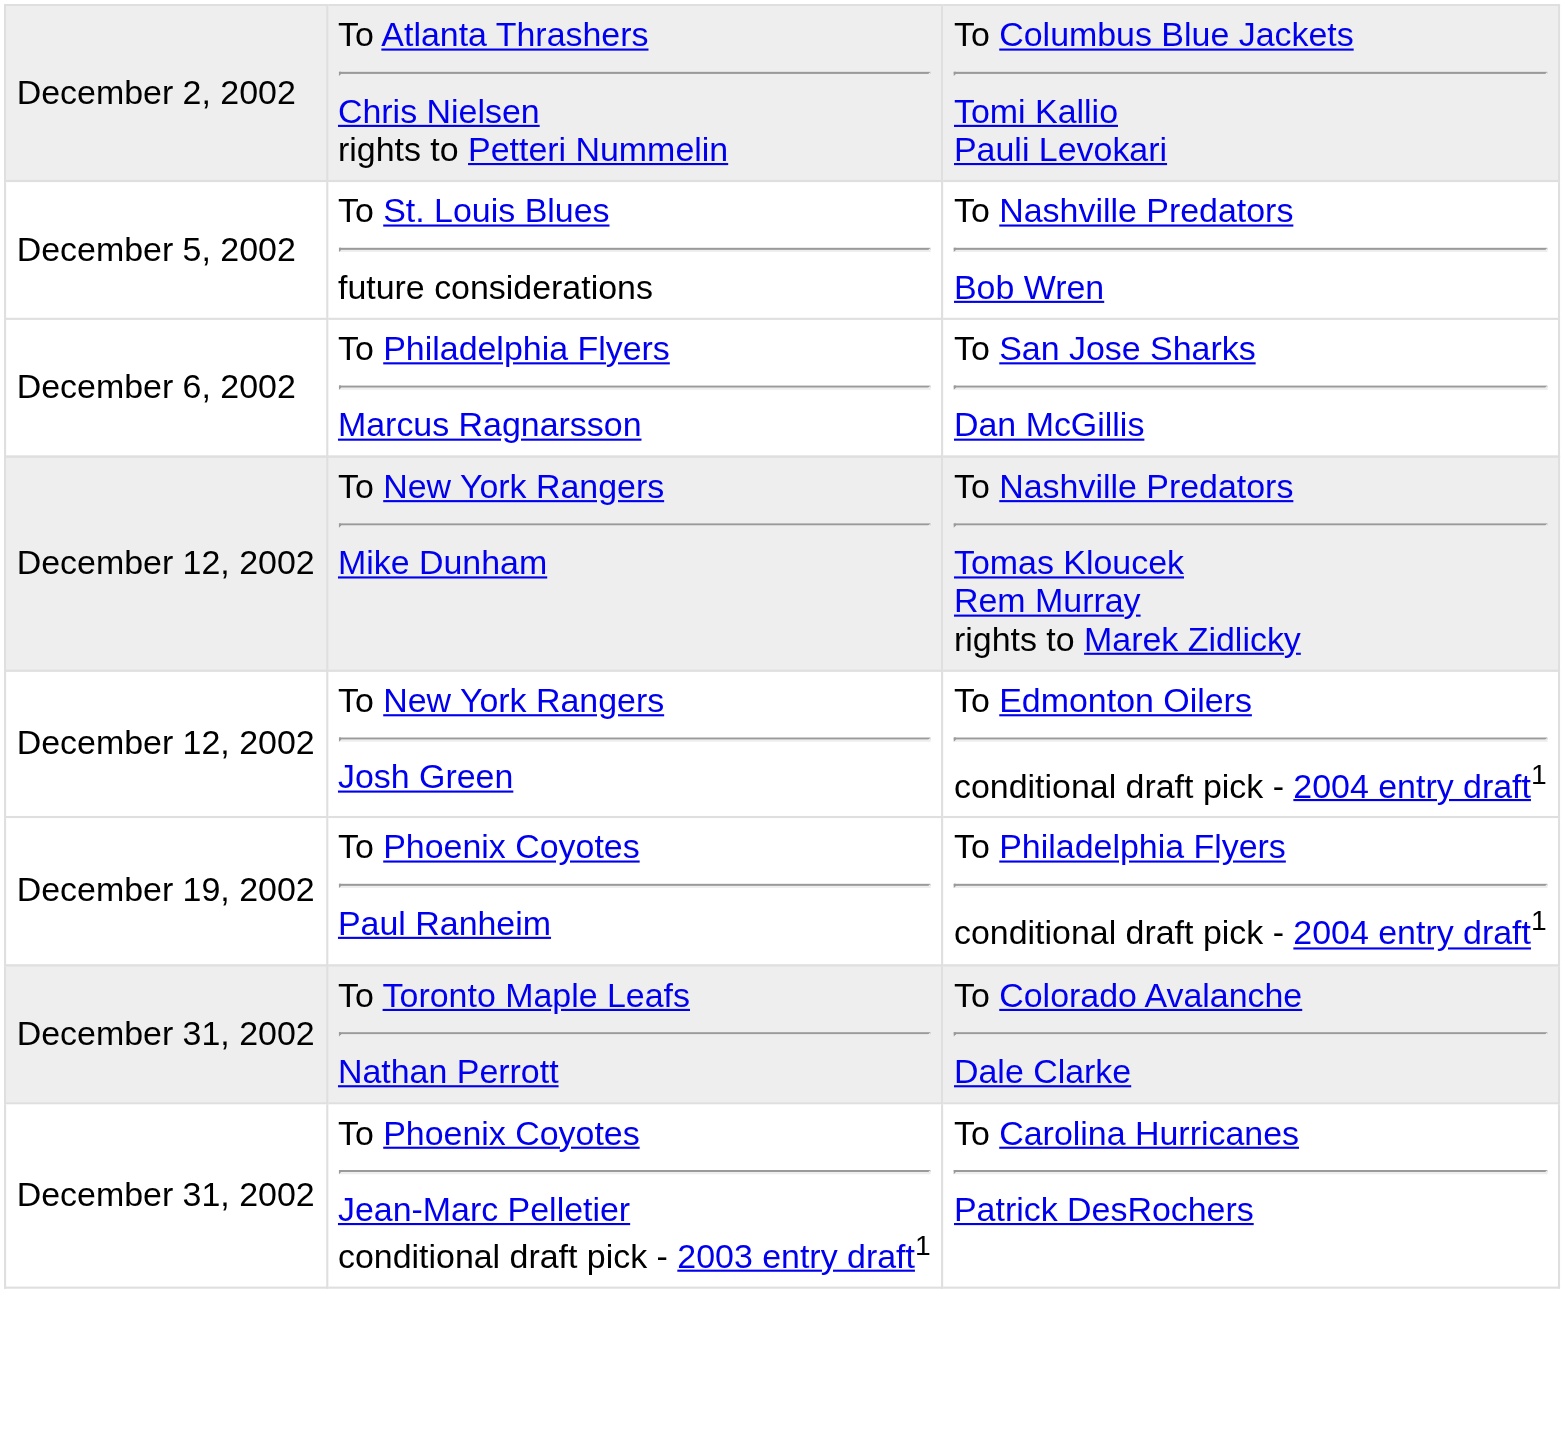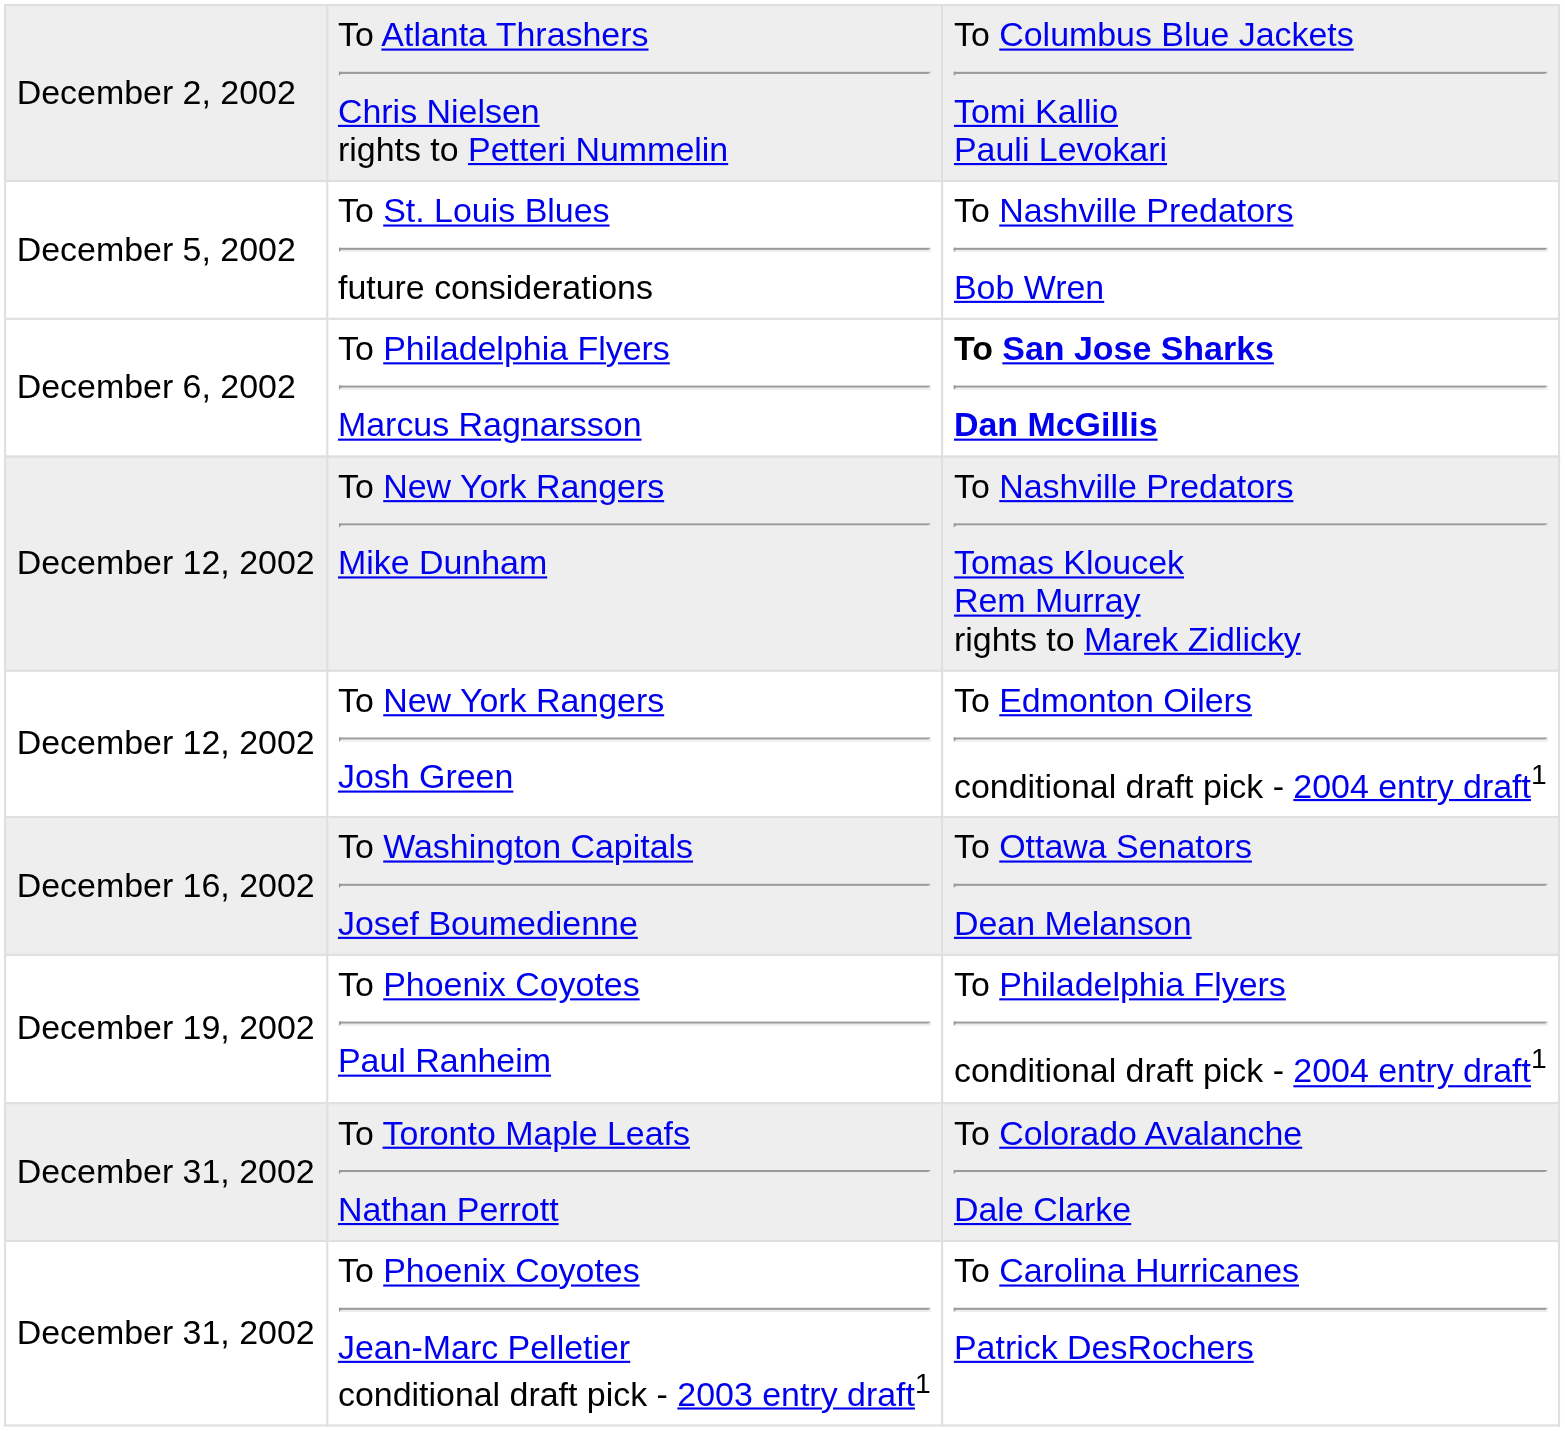(1250, 387) normal -> (1250, 387) bold
+ row: (634, 886)
